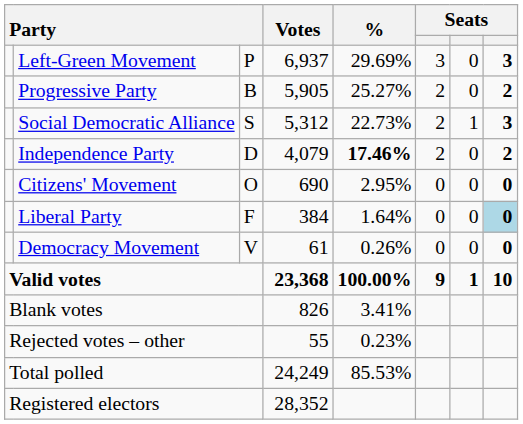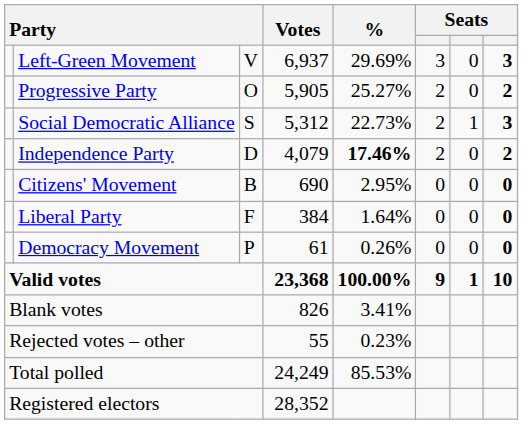(249, 60) P -> (251, 60) V
(250, 91) B -> (251, 91) O
(251, 185) O -> (250, 185) B
(507, 216) lightblue background -> (507, 216) no background
(251, 247) V -> (249, 247) P
